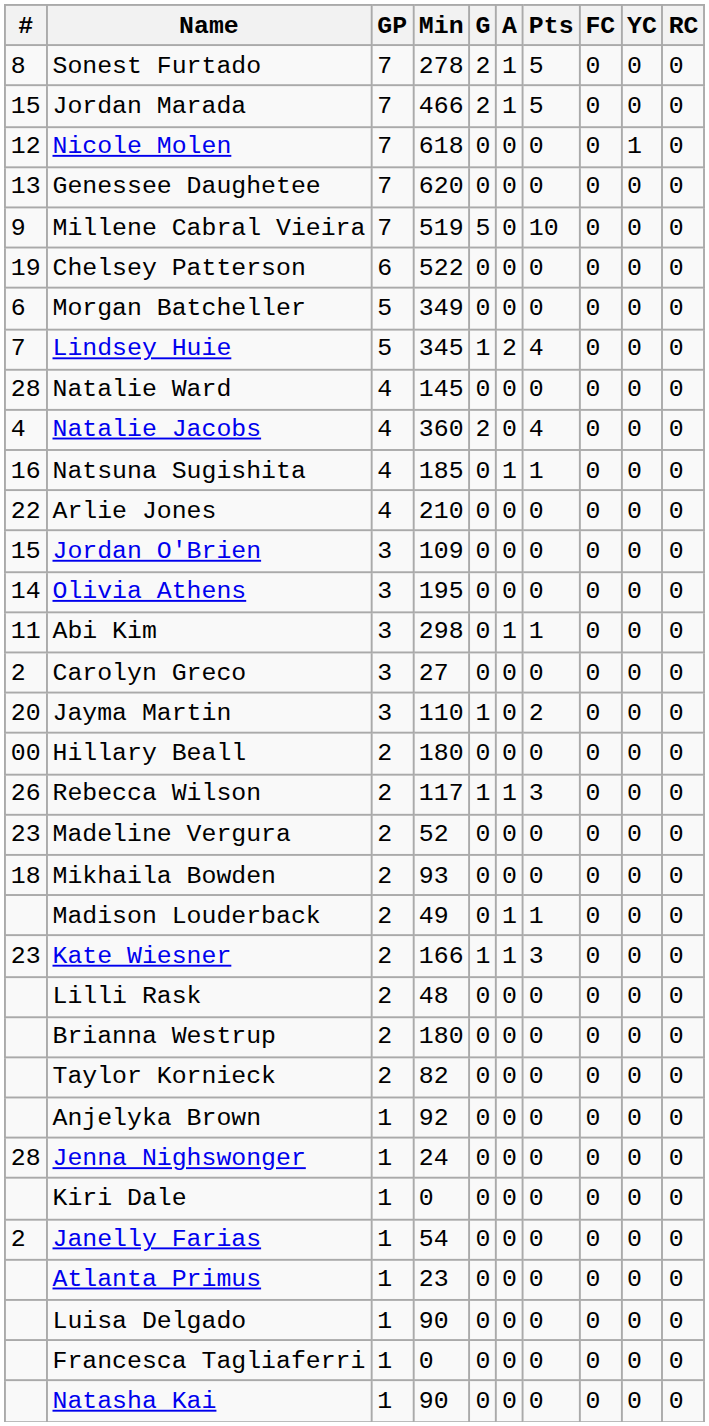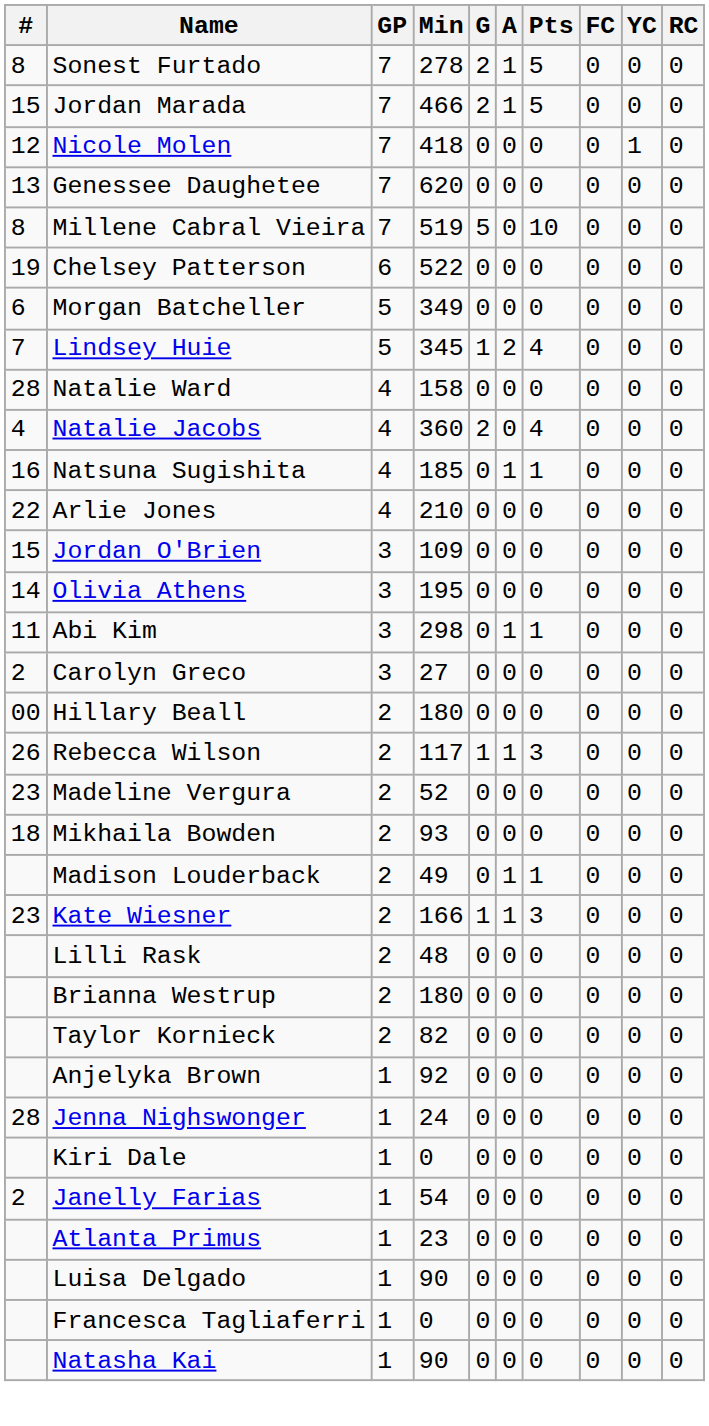(441, 147) 618 -> (441, 147) 418
(18, 228) 9 -> (18, 228) 8
(441, 389) 145 -> (441, 389) 158
- row: (142, 713)
